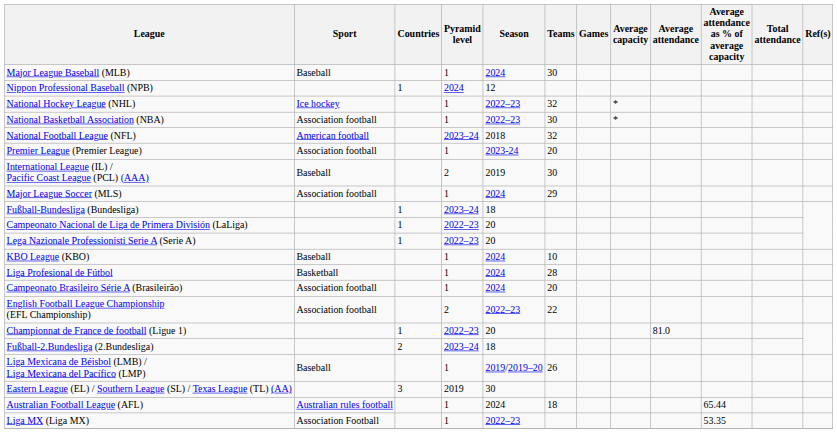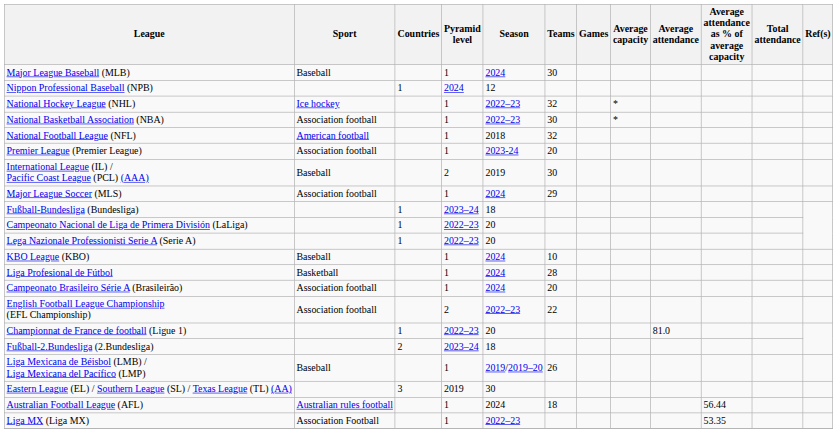(461, 135) 2023–24 -> (446, 135) 1
(715, 405) 65.44 -> (715, 405) 56.44
